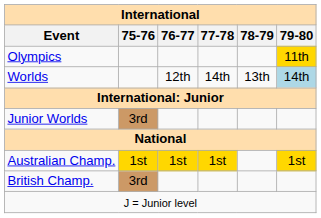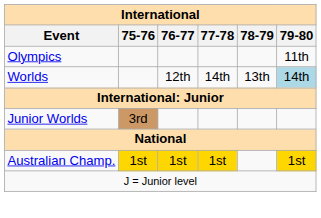(297, 56) gold background -> (297, 56) no background
- row: (50, 181)
